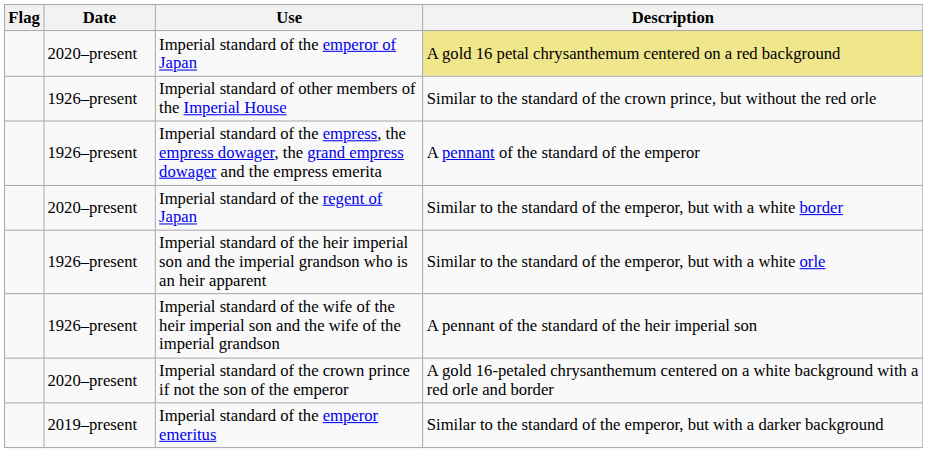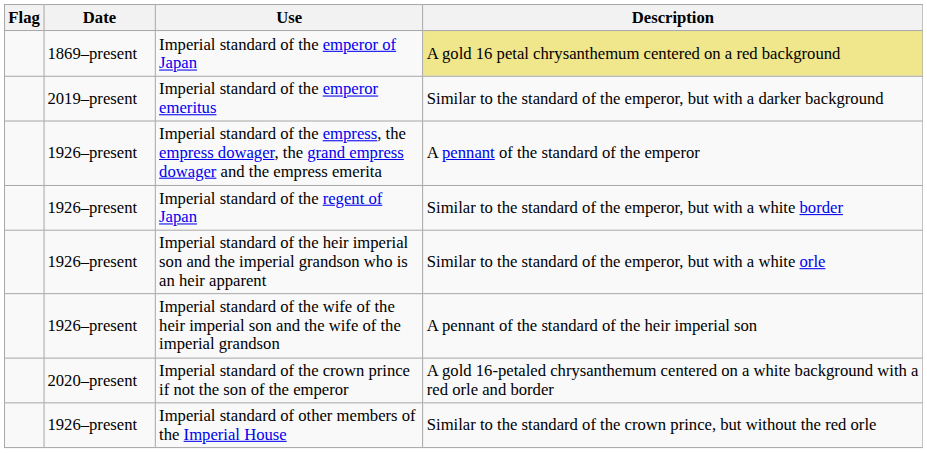(92, 53) 2020–present -> (92, 53) 1869–present
rows swapped: (269, 425) <-> (287, 98)
(92, 207) 2020–present -> (92, 207) 1926–present
